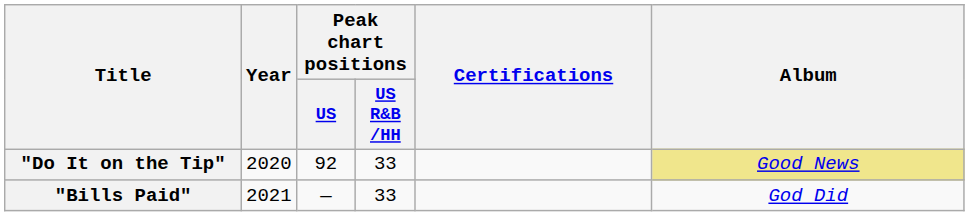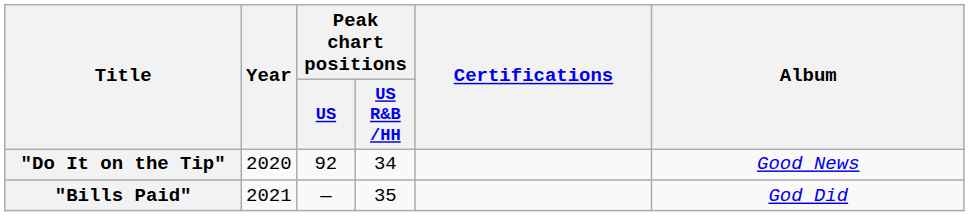(385, 165) 33 -> (385, 165) 34
(808, 165) khaki background -> (808, 165) no background
(385, 195) 33 -> (385, 195) 35
